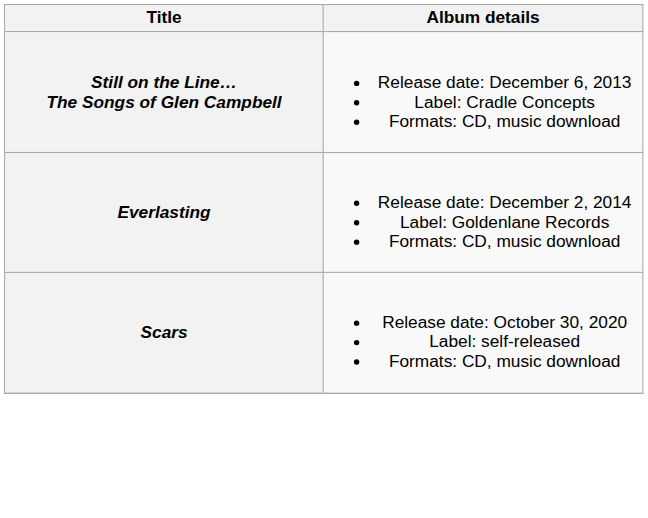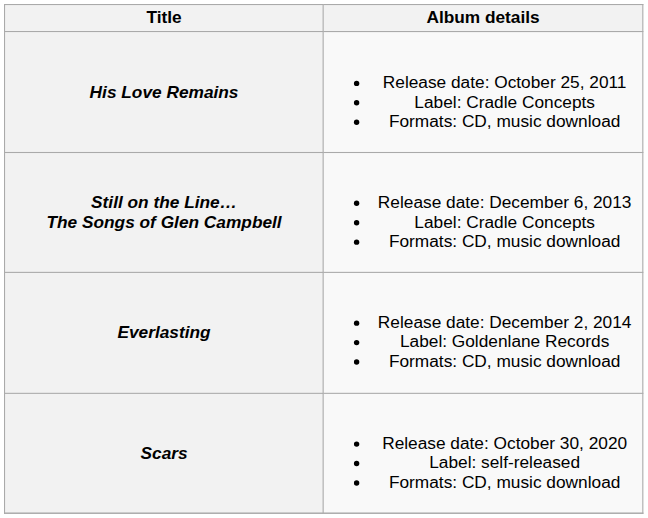+ row: (164, 92)
